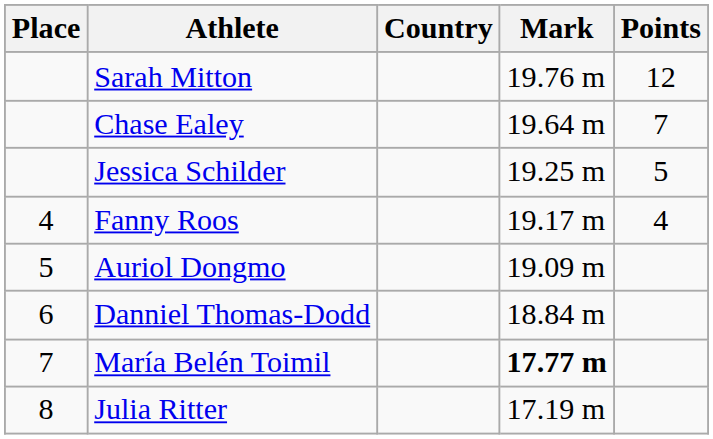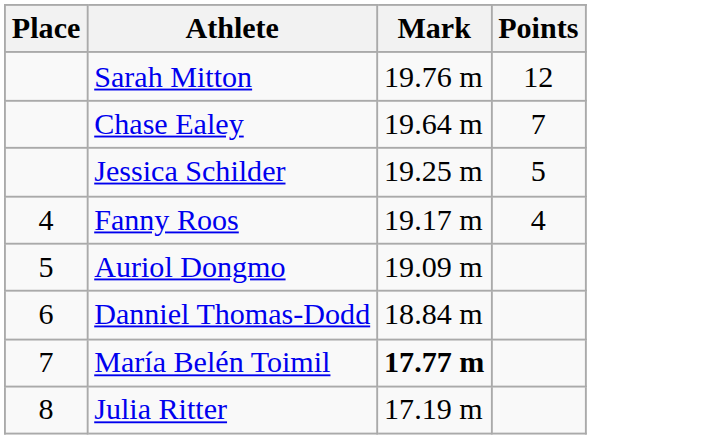- column: (438, 28)
